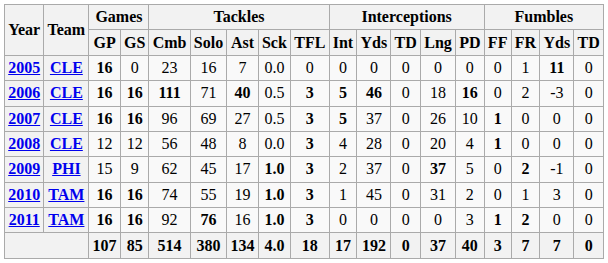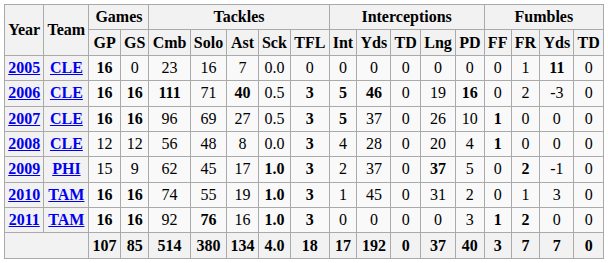(438, 93) 18 -> (438, 93) 19
